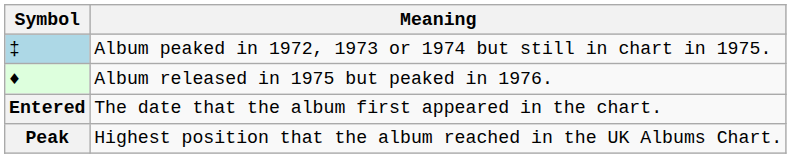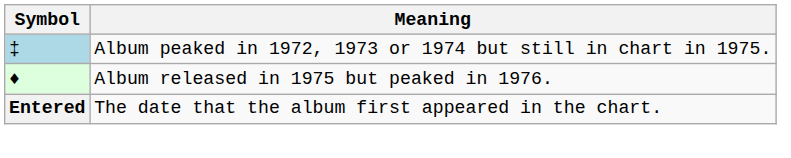- row: (47, 138)
